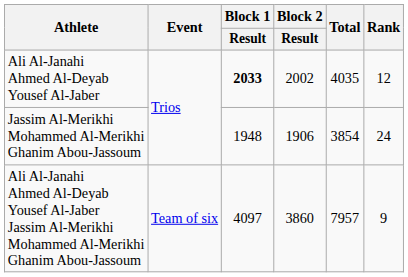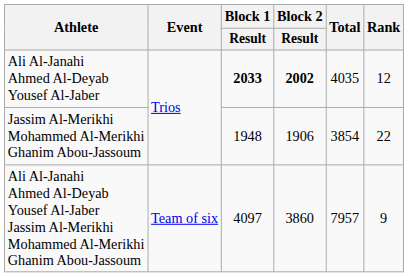(300, 79) normal -> (300, 79) bold
(384, 136) 24 -> (384, 136) 22
